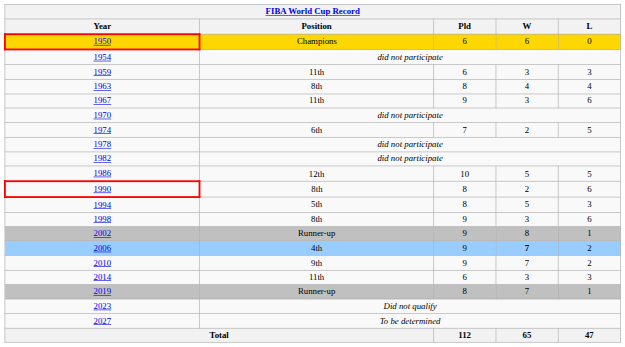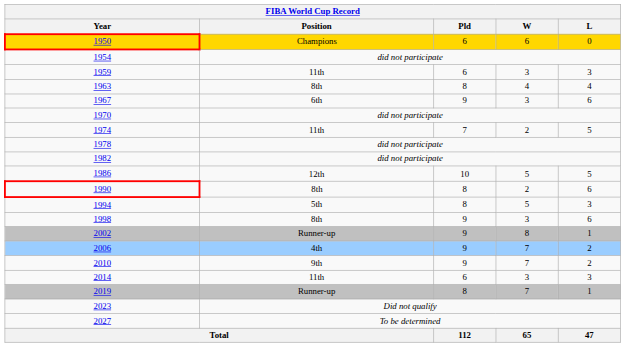(317, 101) 11th -> (317, 101) 6th
(317, 130) 6th -> (317, 130) 11th
(527, 248) bold -> (527, 248) normal
